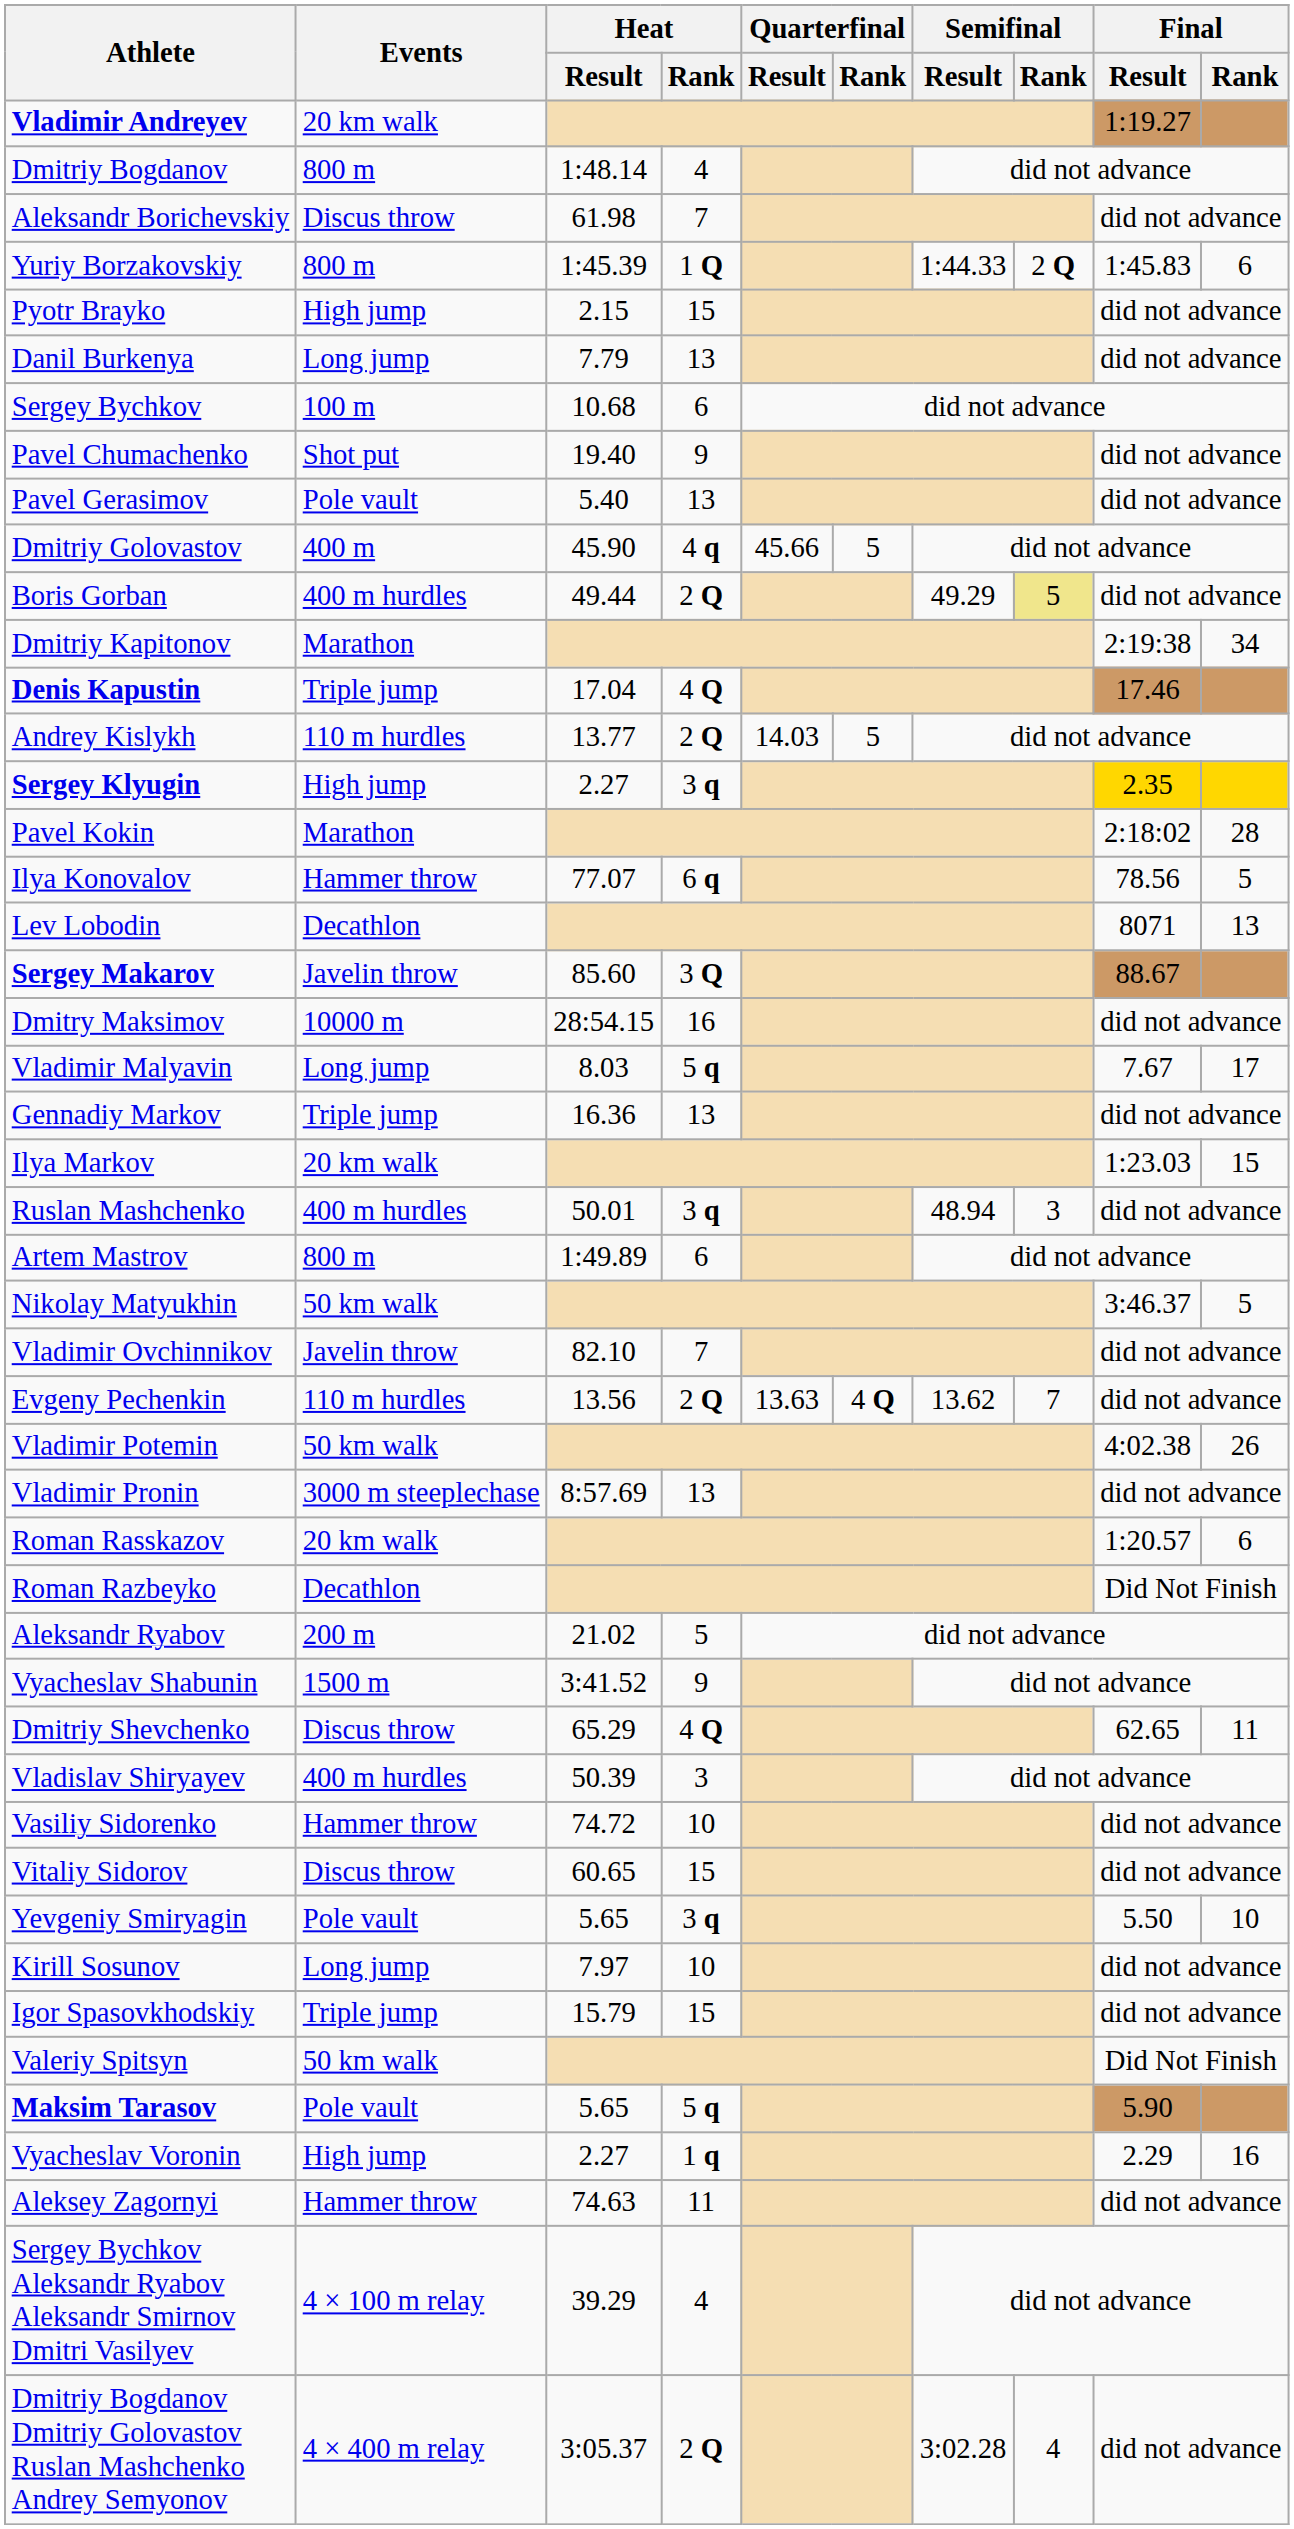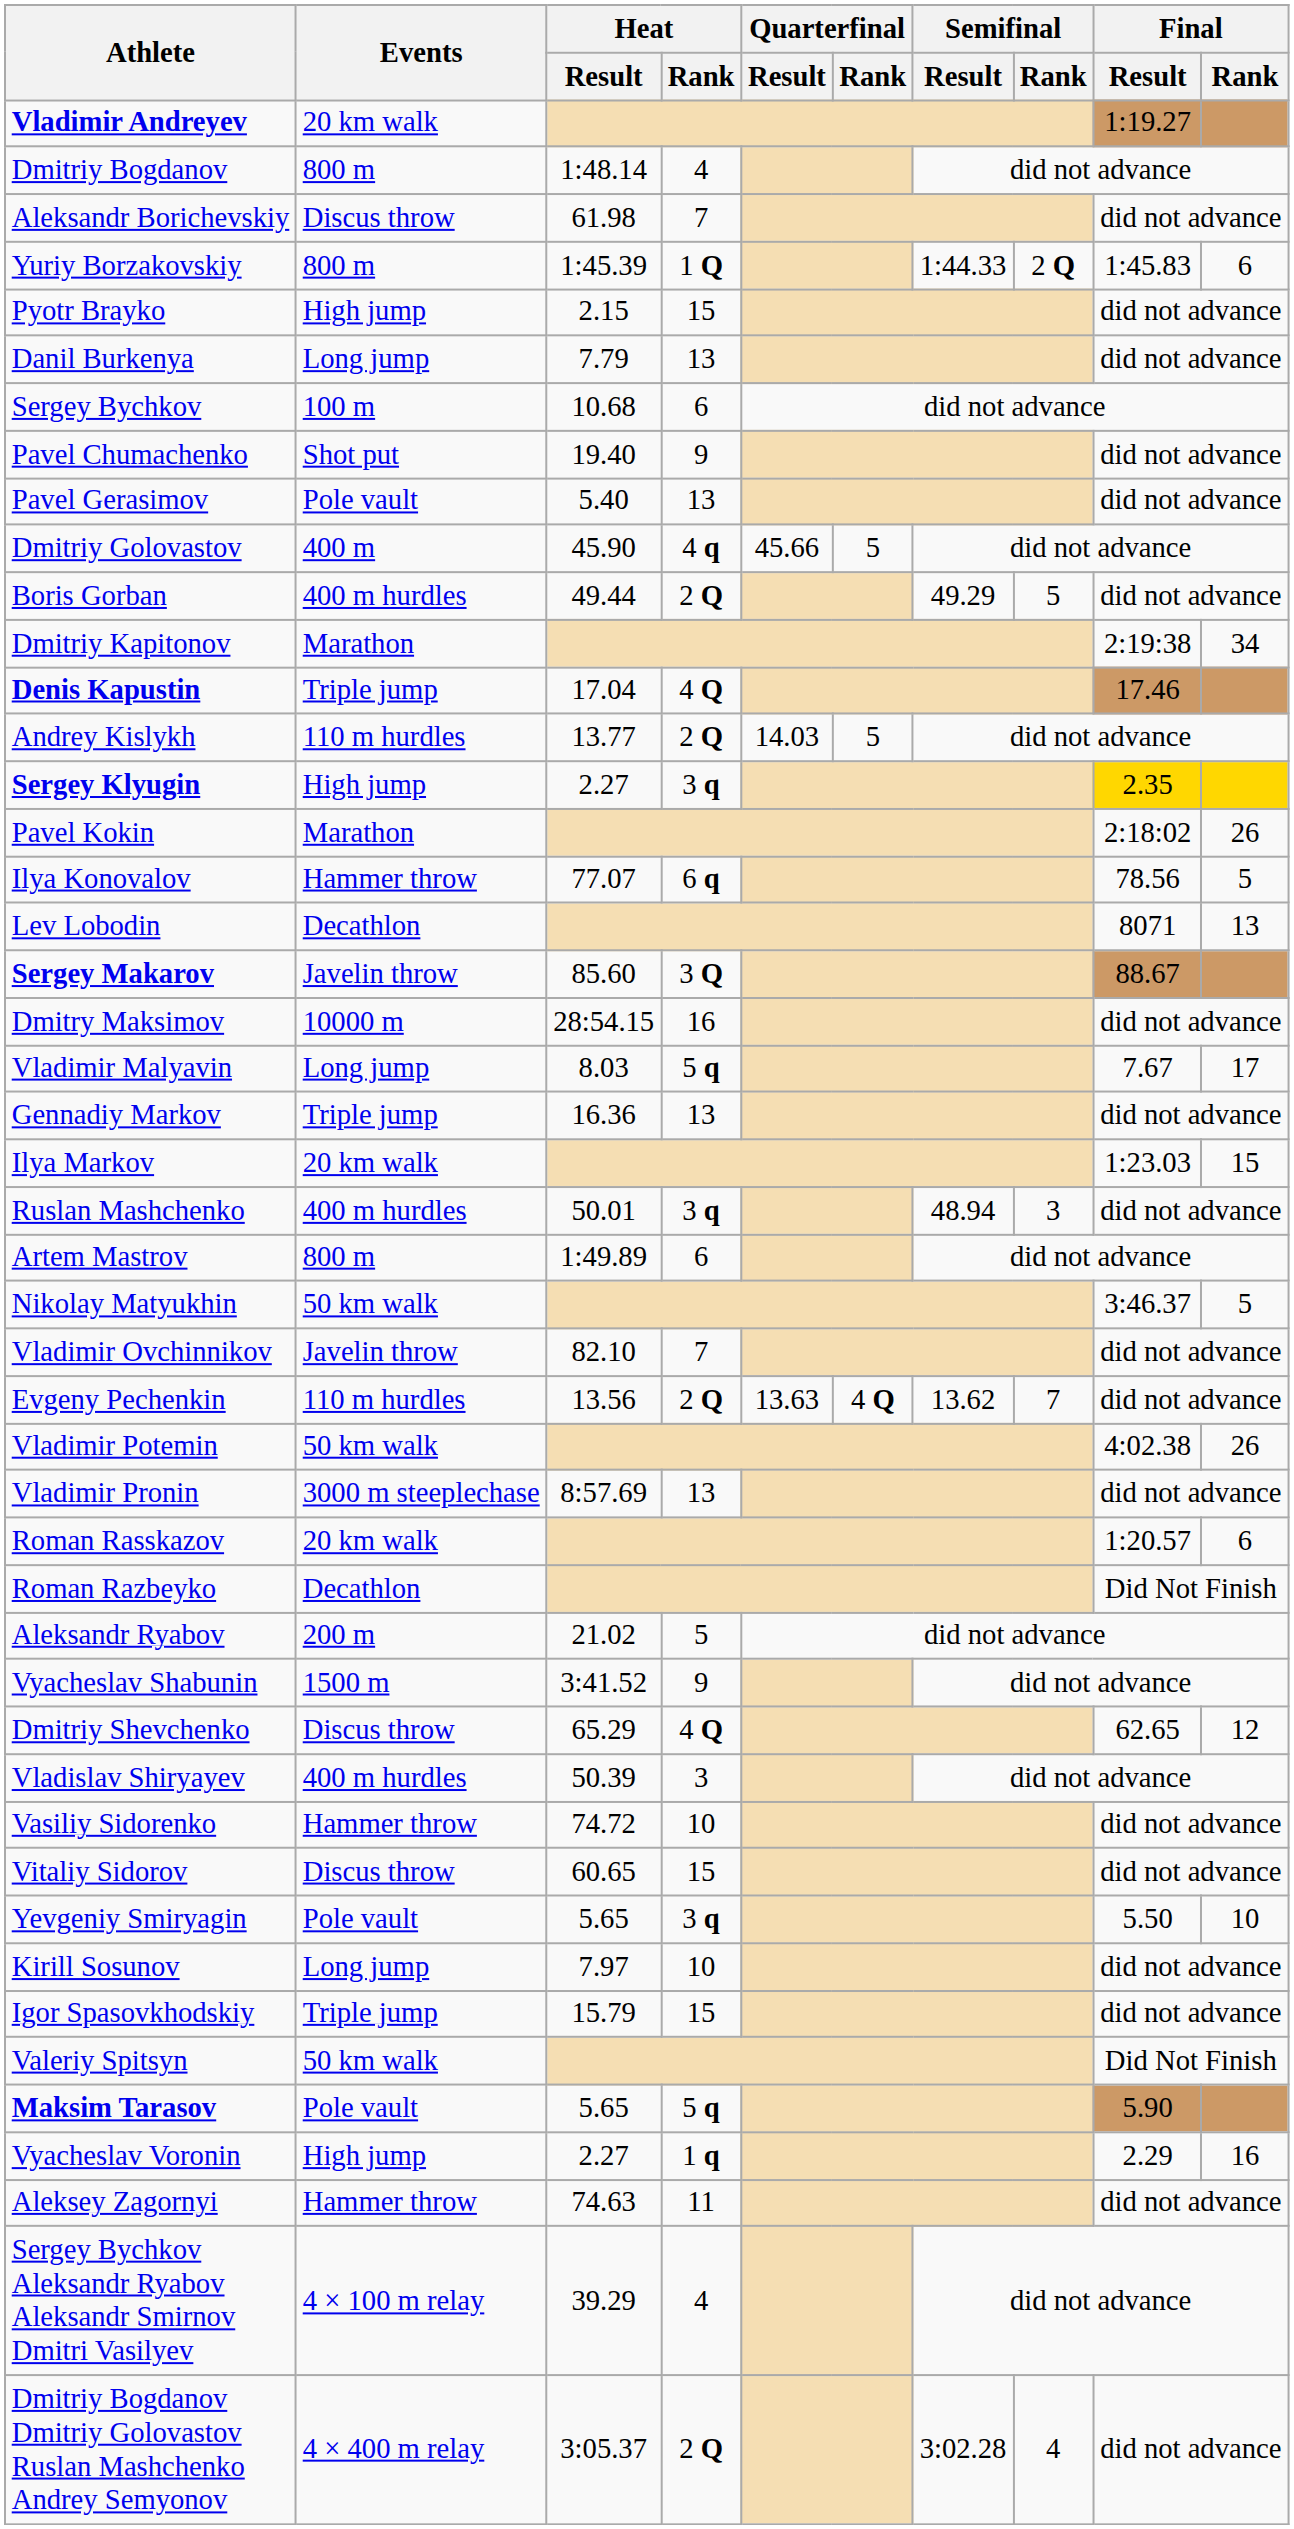(1053, 595) khaki background -> (1053, 595) no background
(1245, 831) 28 -> (1245, 831) 26
(1245, 1729) 11 -> (1245, 1729) 12
